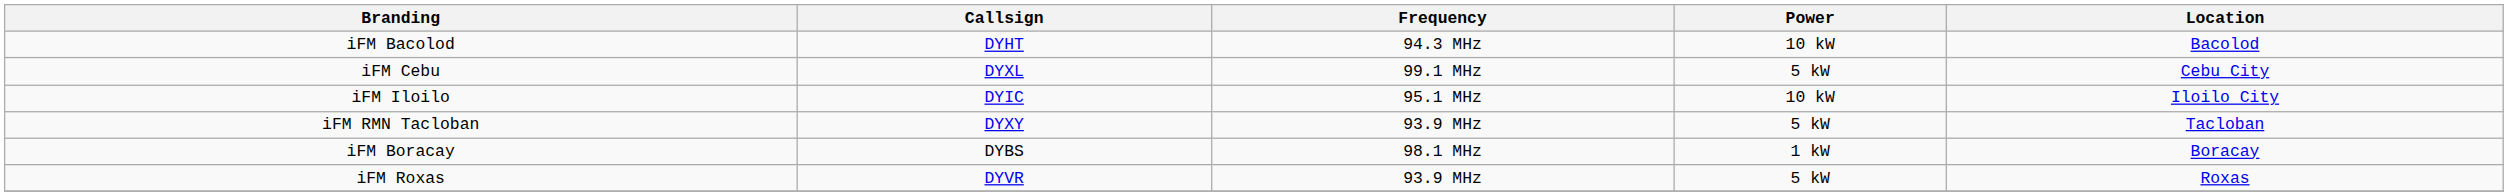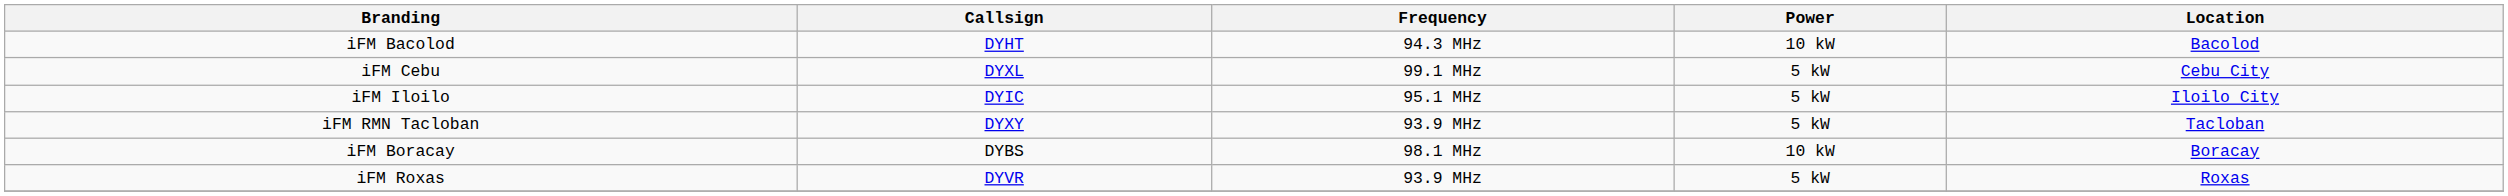(1810, 98) 10 kW -> (1810, 98) 5 kW
(1810, 151) 1 kW -> (1810, 151) 10 kW
